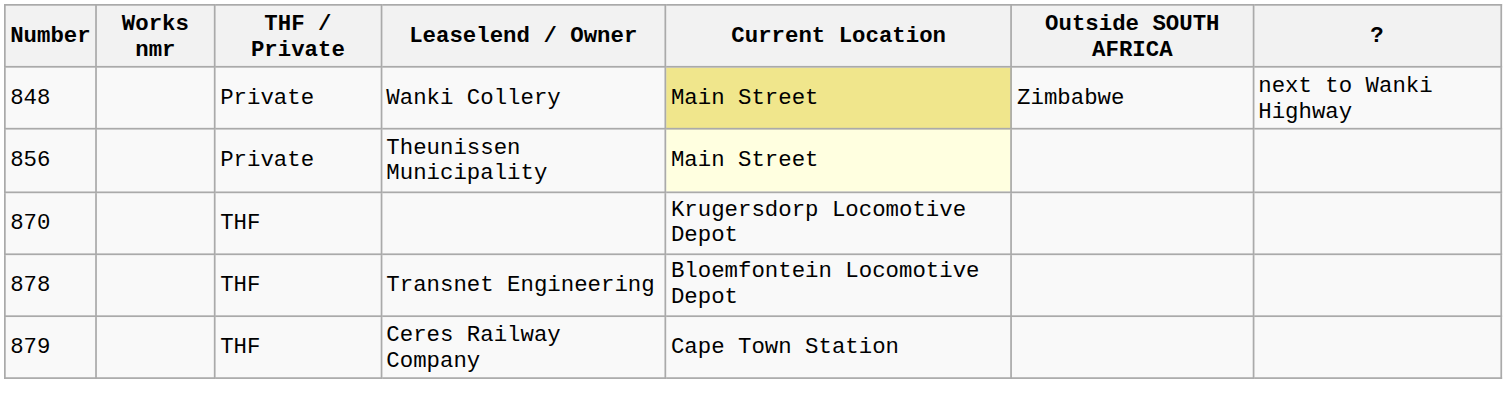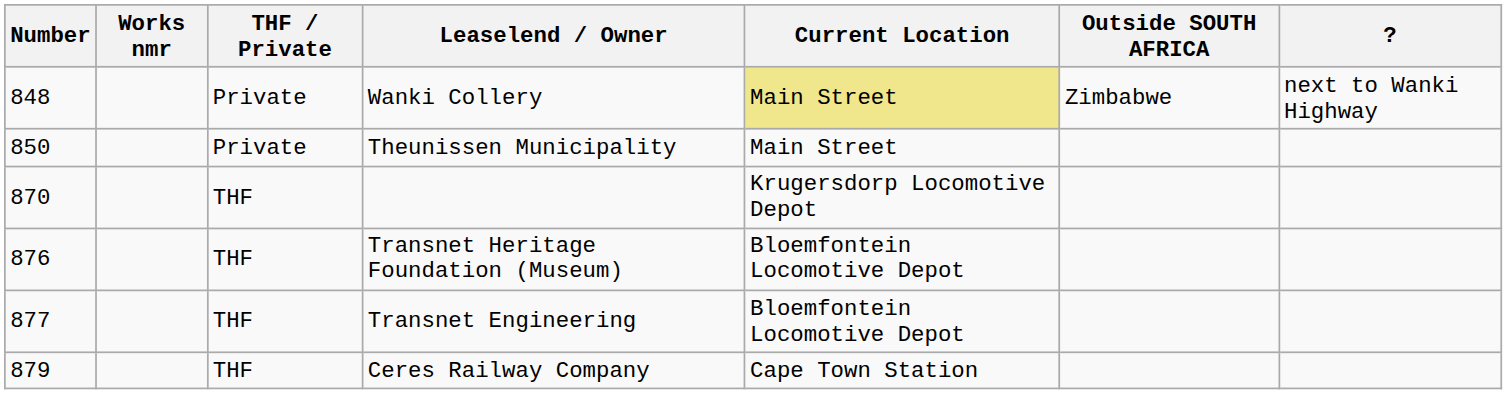(30, 160) 856 -> (30, 148) 850
(745, 160) lightyellow background -> (824, 148) no background
+ row: (495, 259)
(30, 285) 878 -> (30, 321) 877
